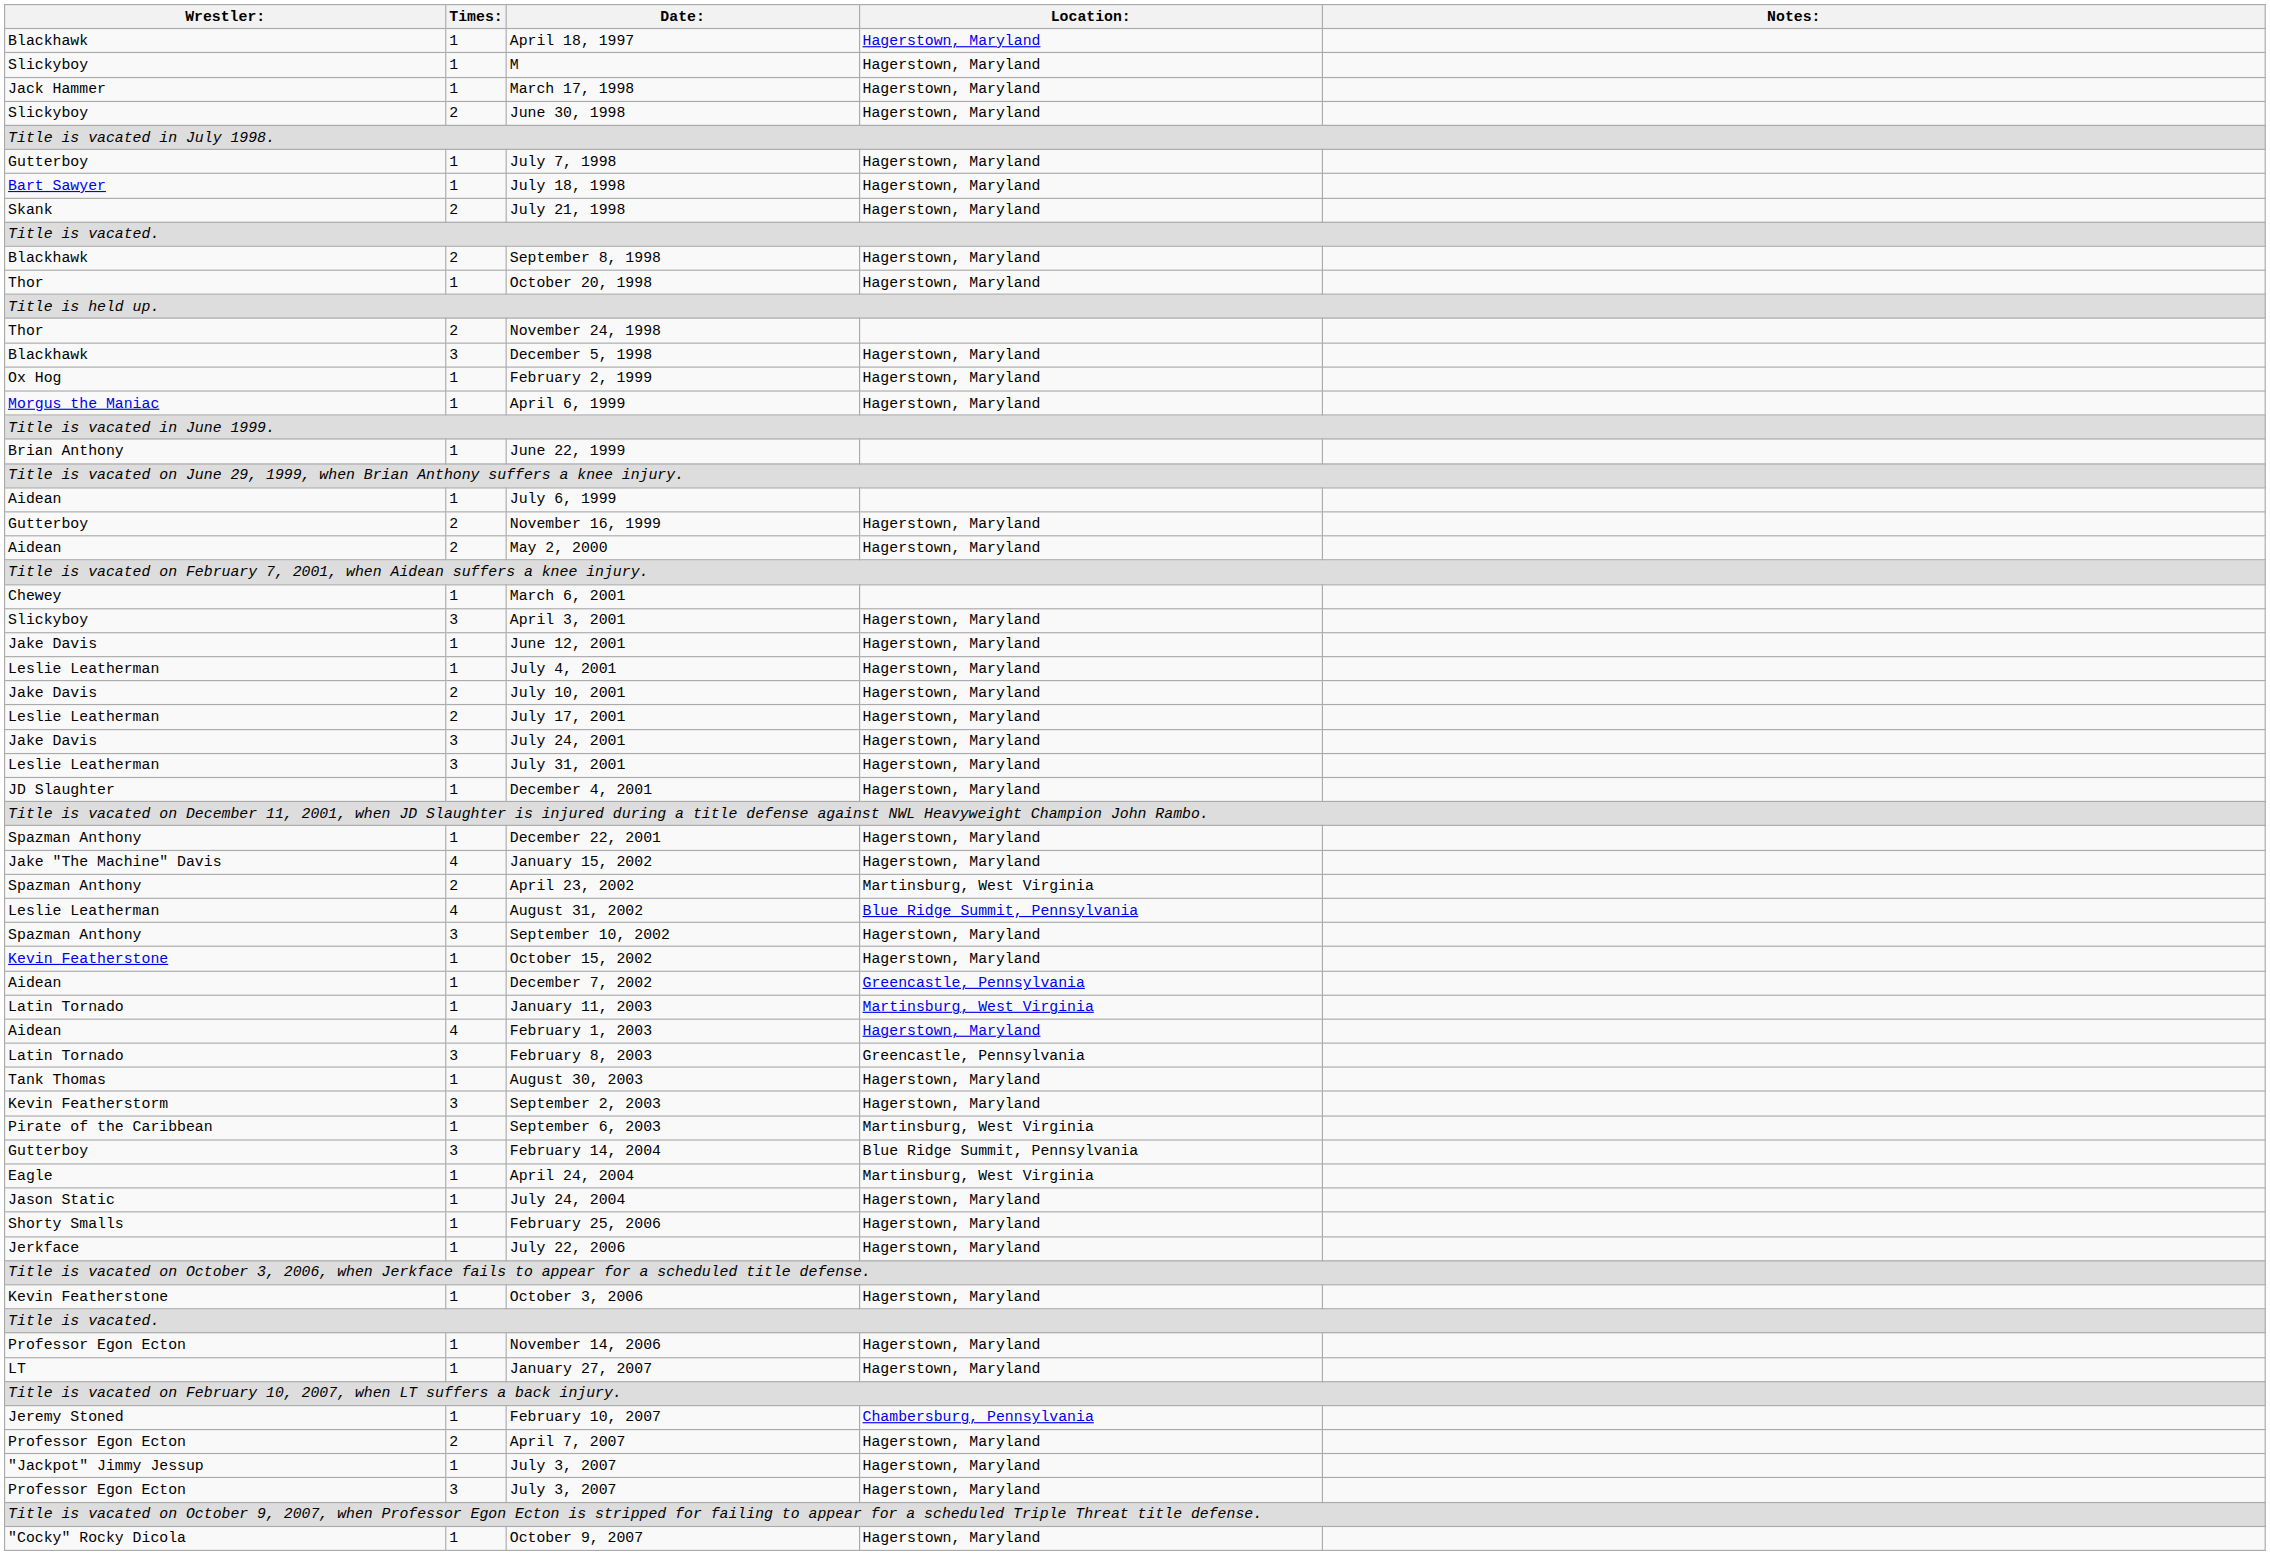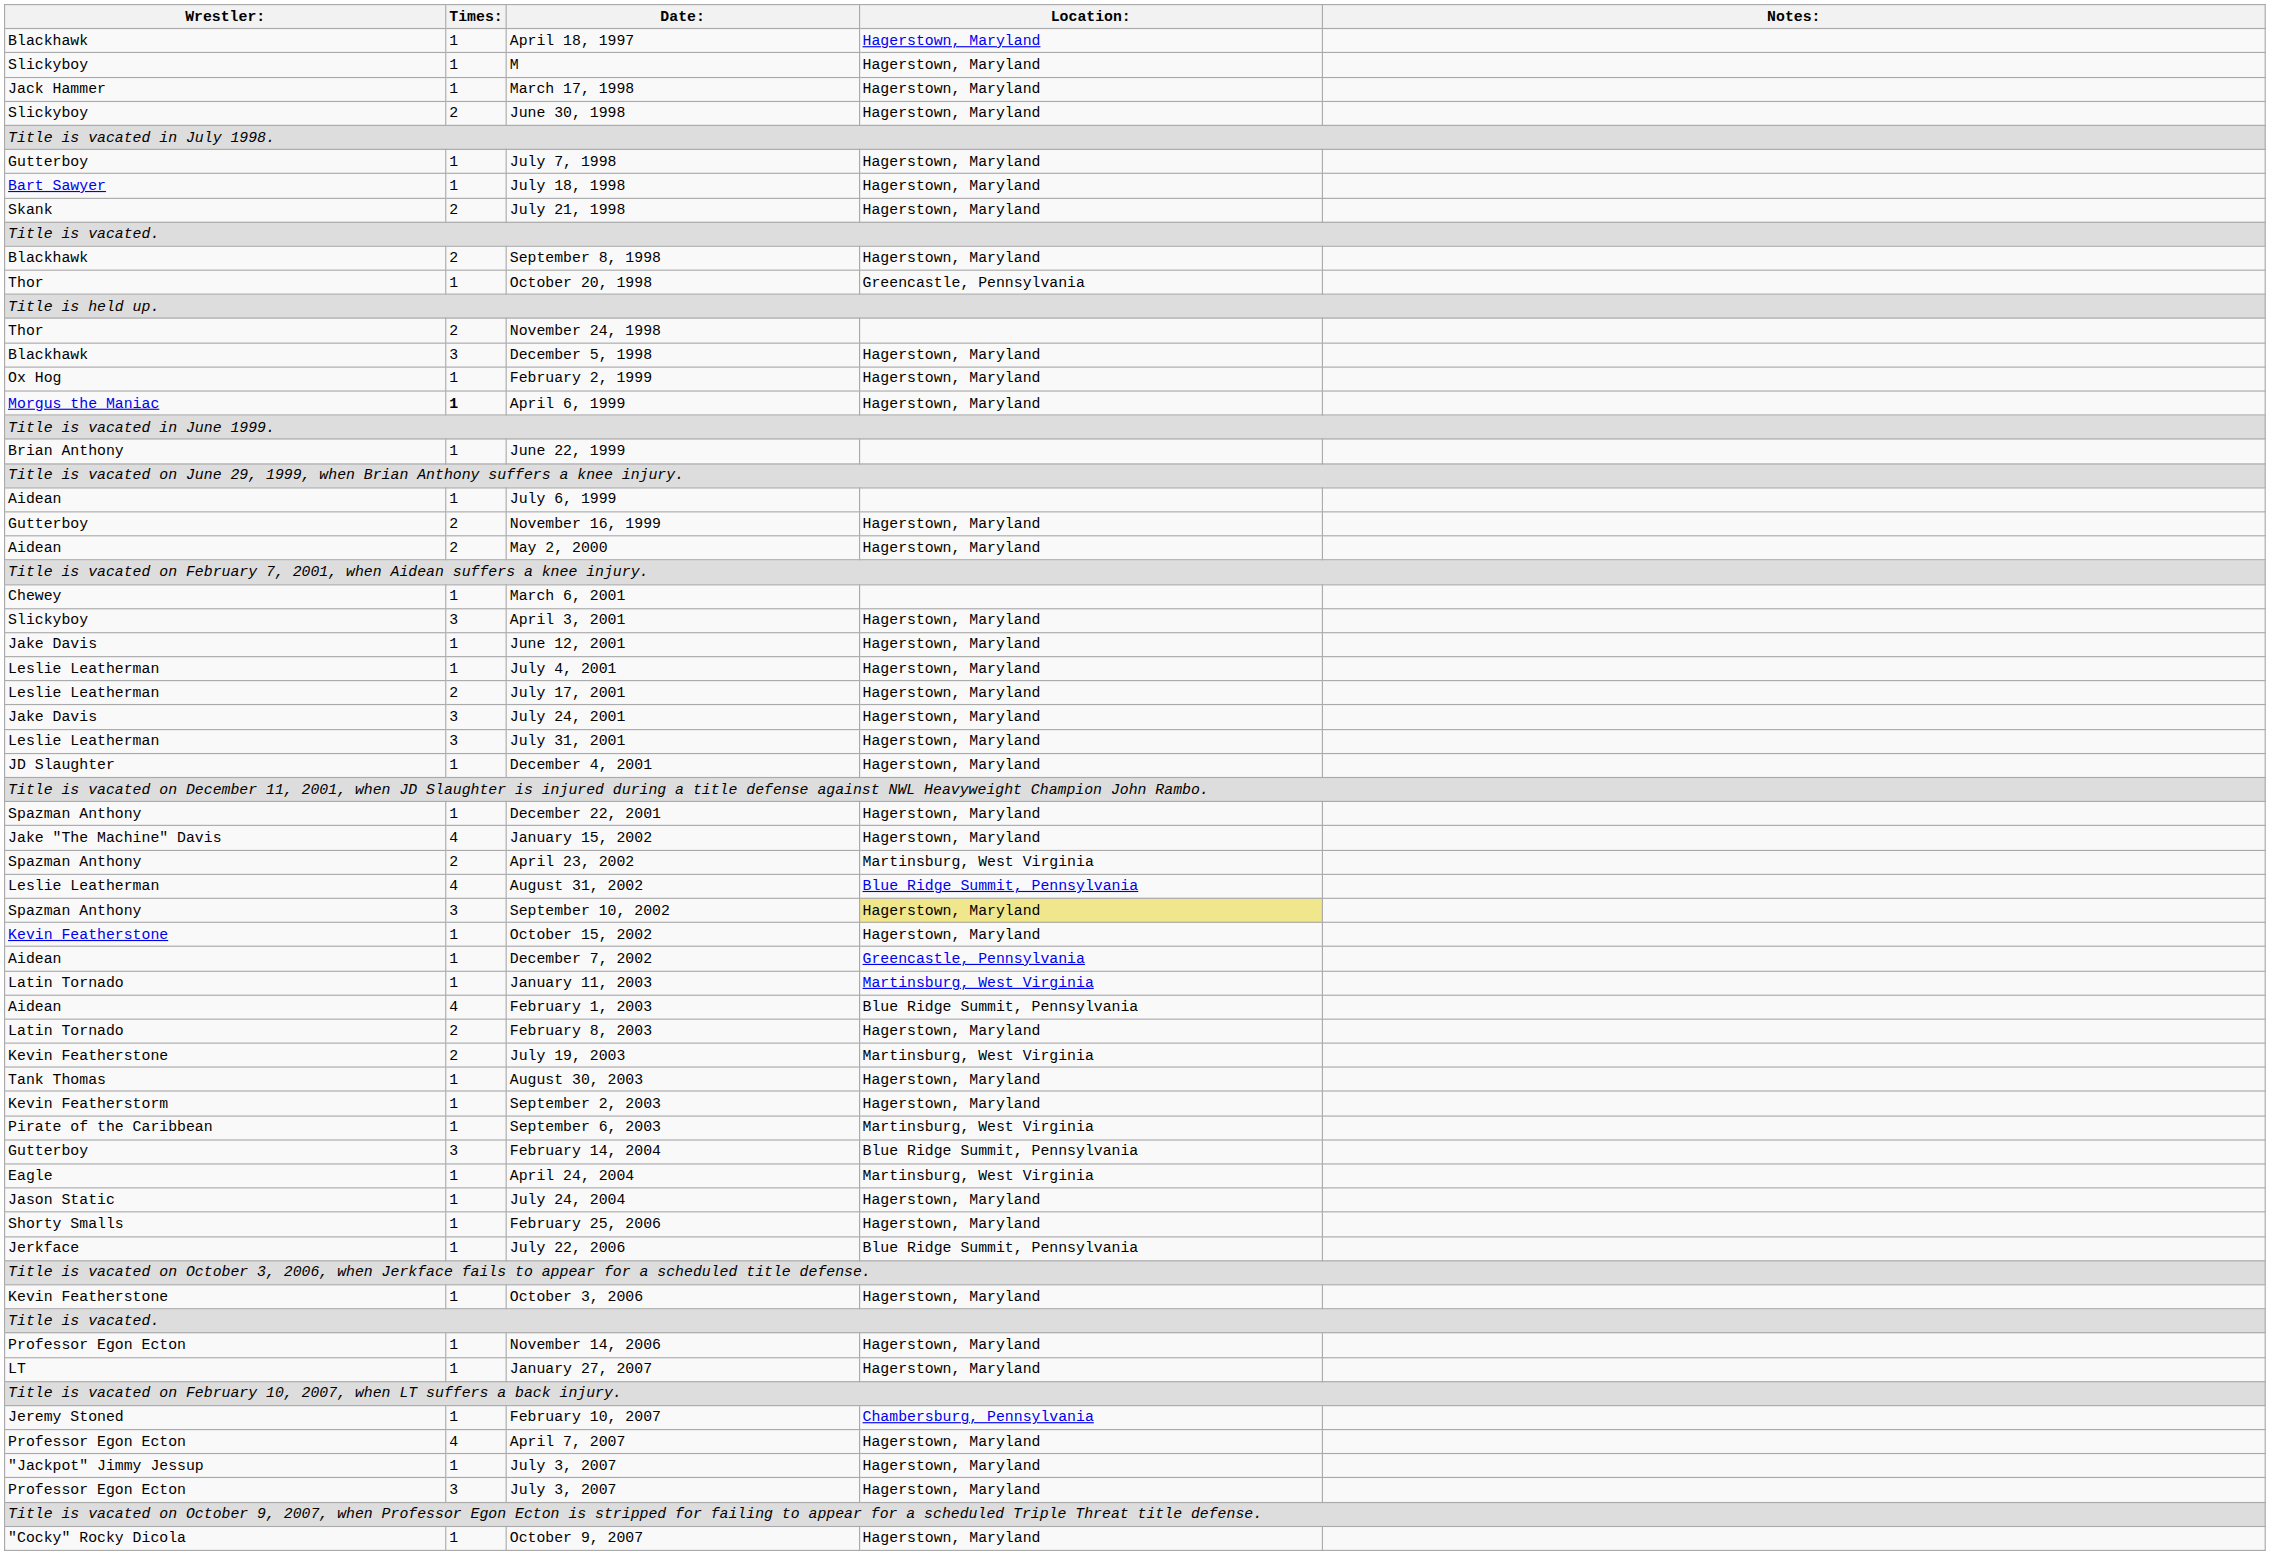(952, 282) Hagerstown, Maryland -> (974, 282) Greencastle, Pennsylvania
(454, 403) normal -> (454, 403) bold
- row: (53, 693)
(952, 934) no background -> (952, 910) khaki background
(952, 1031) Hagerstown, Maryland -> (1000, 1007) Blue Ridge Summit, Pennsylvania
(454, 1055) 3 -> (454, 1031) 2
(974, 1055) Greencastle, Pennsylvania -> (952, 1031) Hagerstown, Maryland
+ row: (88, 1055)
(454, 1104) 3 -> (454, 1104) 1
(952, 1248) Hagerstown, Maryland -> (1000, 1248) Blue Ridge Summit, Pennsylvania
(454, 1442) 2 -> (454, 1442) 4
